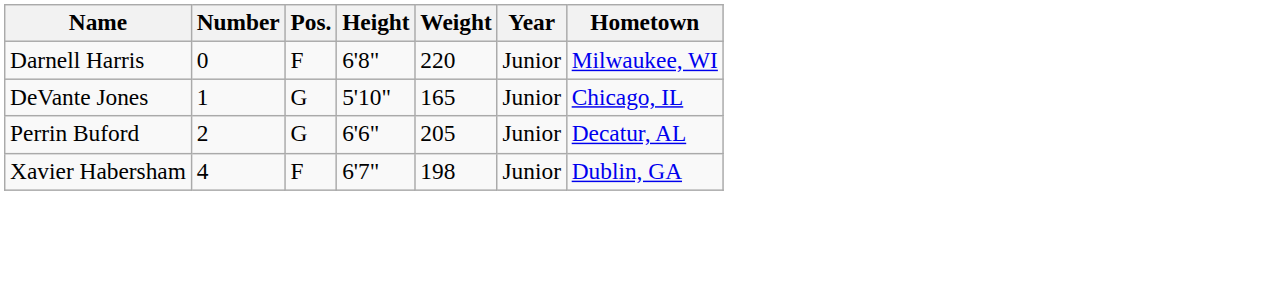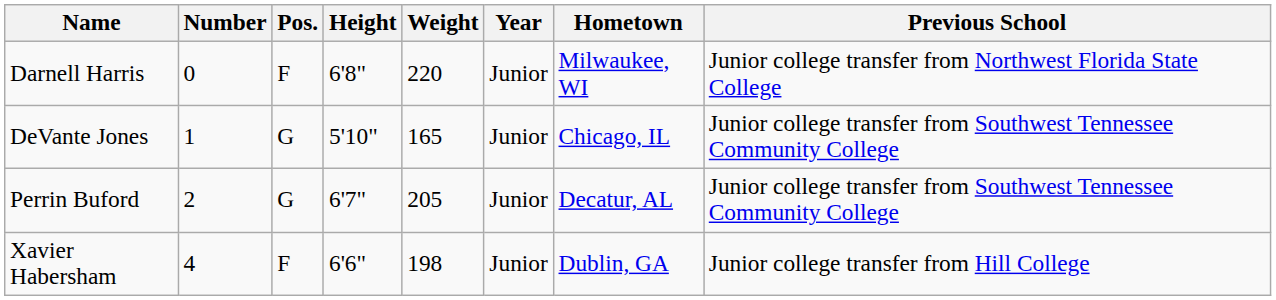+ column: (987, 23)
(361, 134) 6'6" -> (348, 199) 6'7"
(361, 171) 6'7" -> (348, 263) 6'6"
